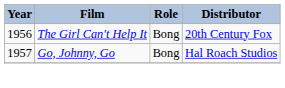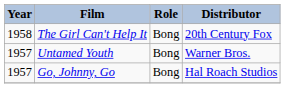(20, 33) 1956 -> (20, 33) 1958
+ row: (75, 53)
